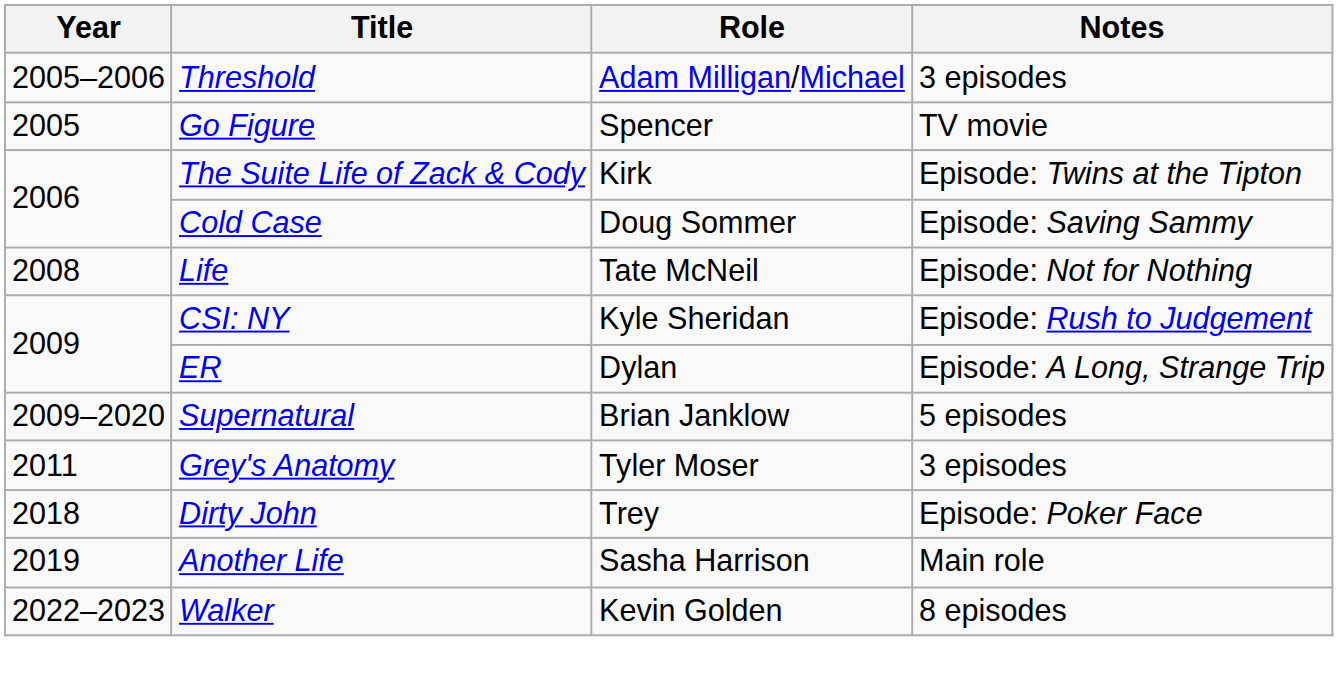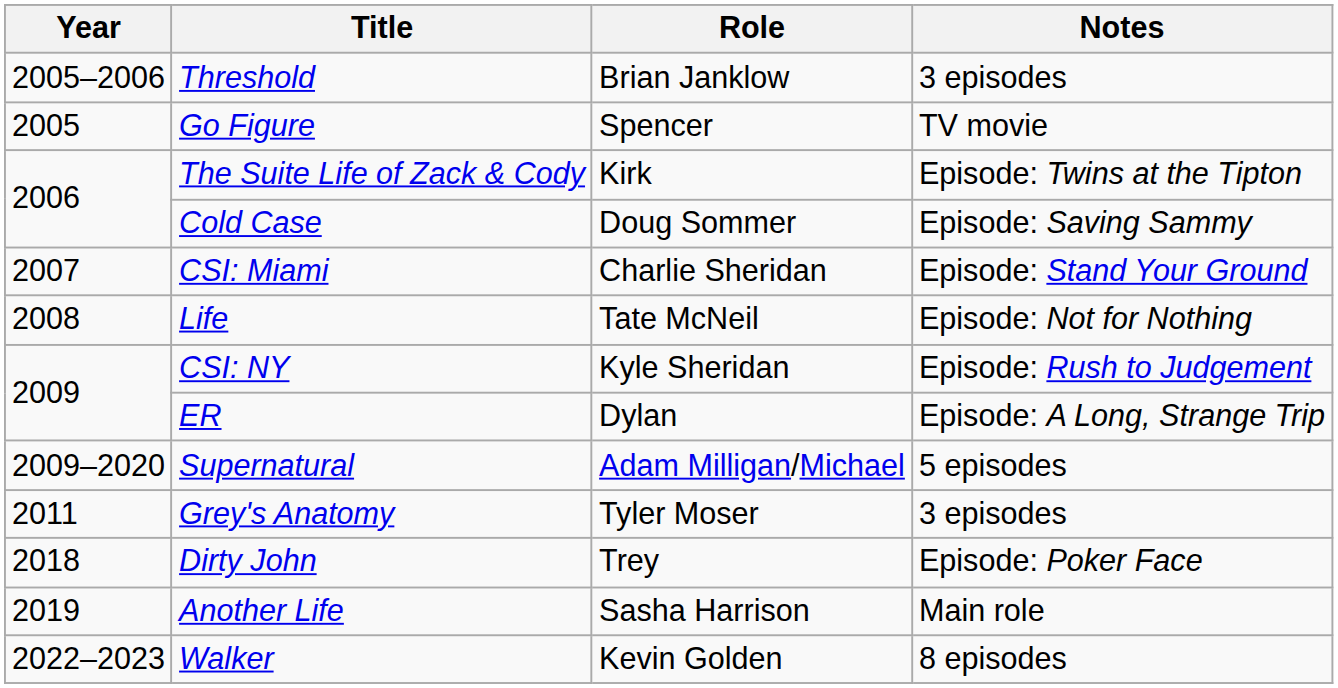(752, 77) Adam Milligan/Michael -> (694, 77) Brian Janklow
+ row: (254, 271)
(694, 416) Brian Janklow -> (752, 464) Adam Milligan/Michael
